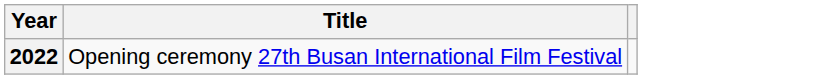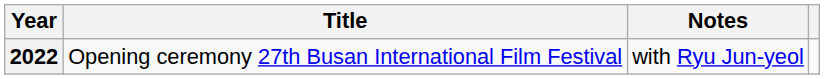+ column: (718, 21)
